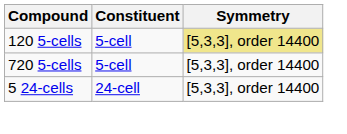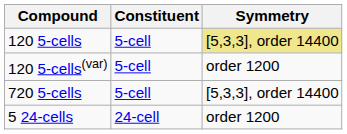+ row: (58, 66)
(253, 88) [5,3,3], order 14400 -> (243, 117) order 1200
